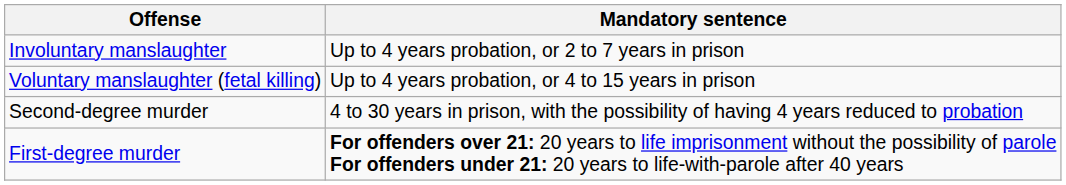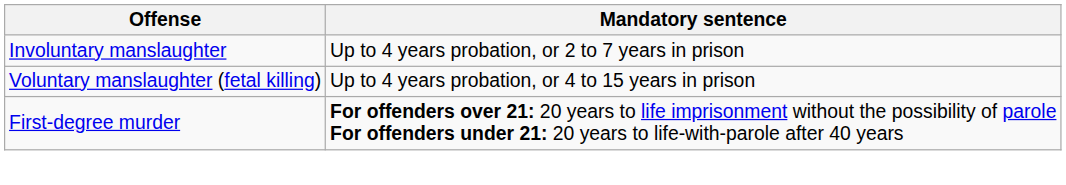- row: (109, 111)
